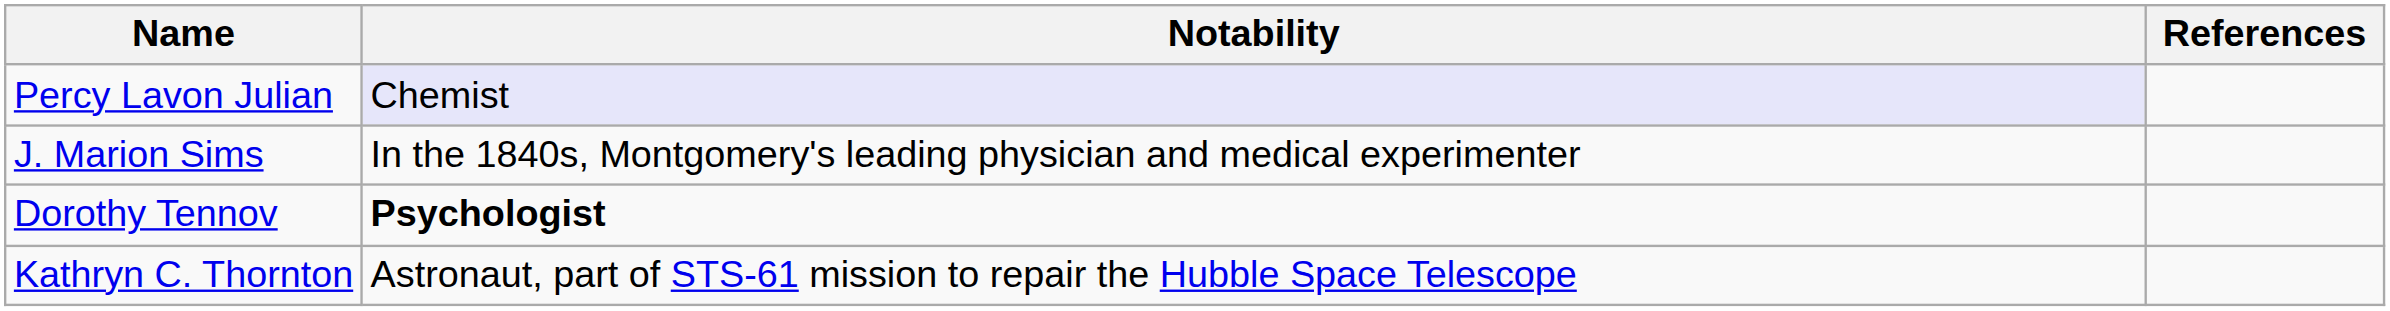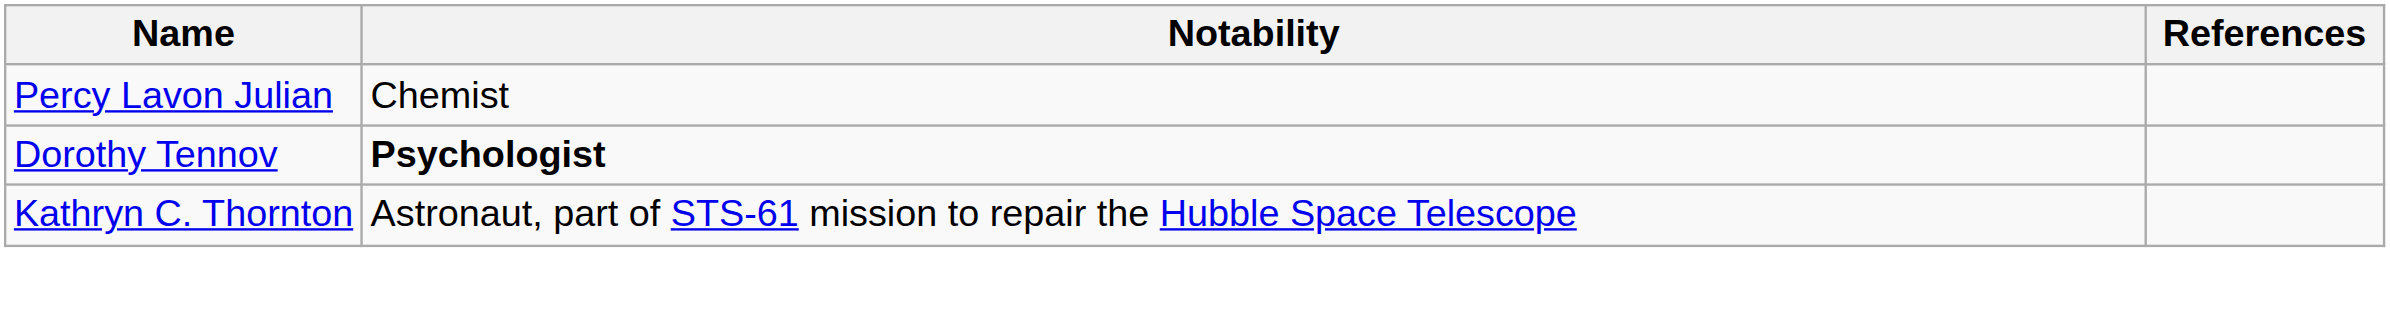(440, 94) lavender background -> (440, 94) no background
- row: (139, 154)
